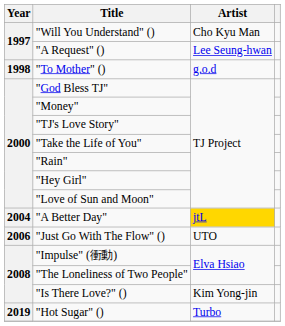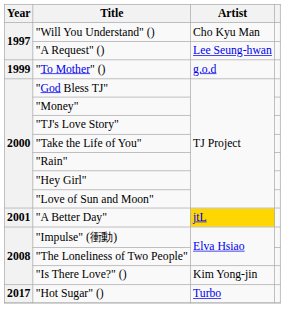(19, 69) 1998 -> (19, 69) 1999
(19, 217) 2004 -> (19, 217) 2001
- row: (100, 236)
(19, 312) 2019 -> (19, 293) 2017
